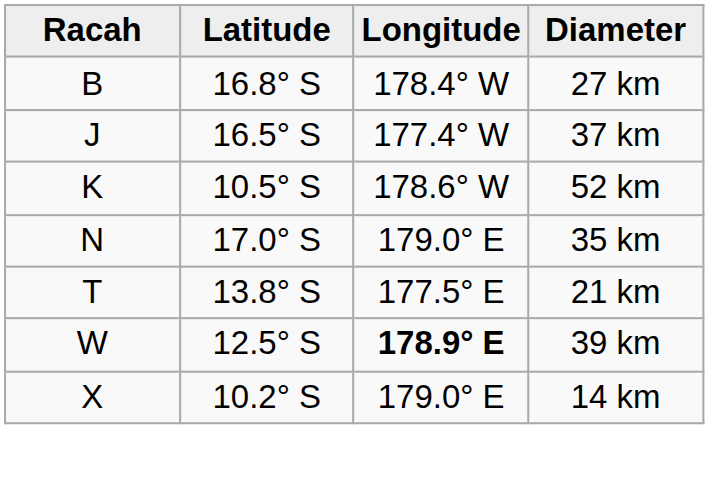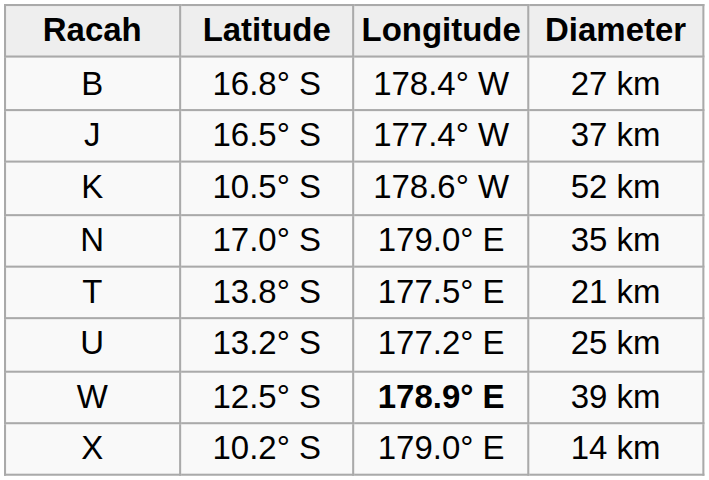+ row: (616, 344)
